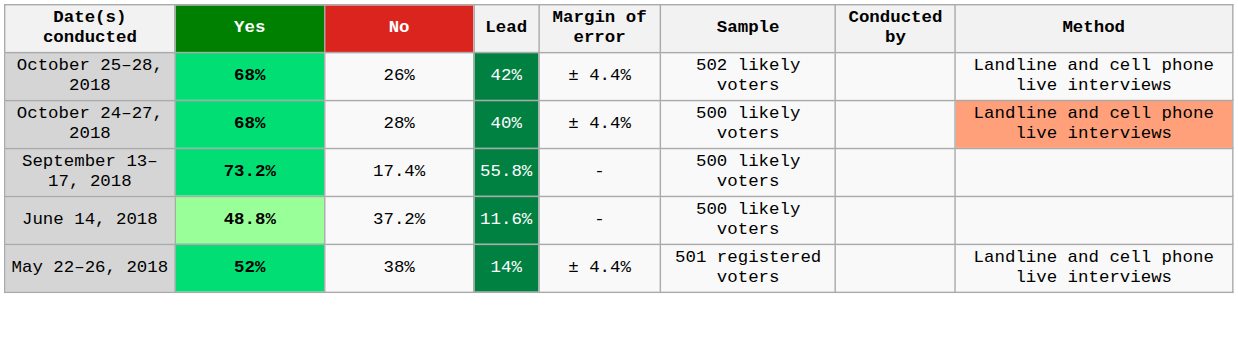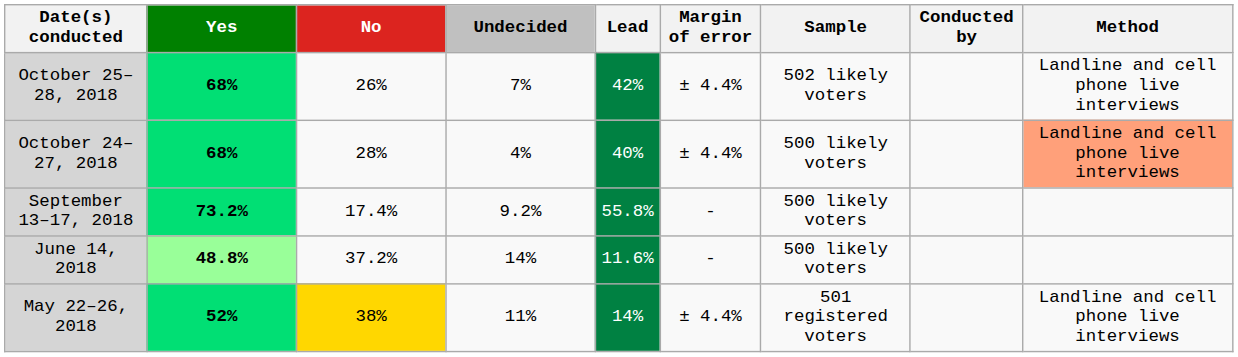+ column: (520, 29)
(399, 268) no background -> (371, 318) gold background
